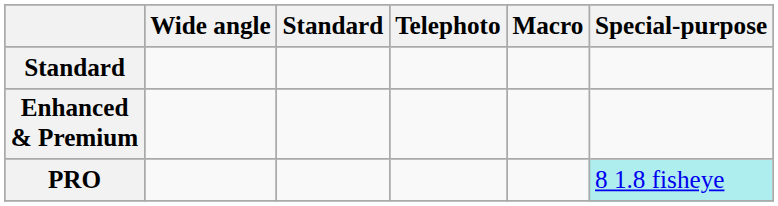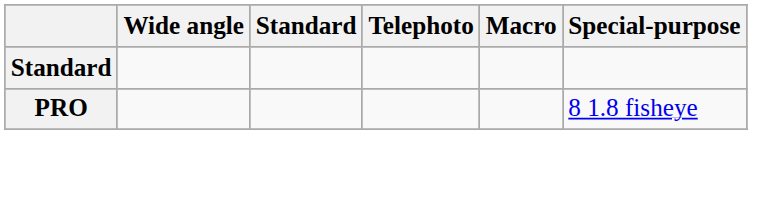- row: (75, 123)
(660, 180) paleturquoise background -> (633, 108) no background
